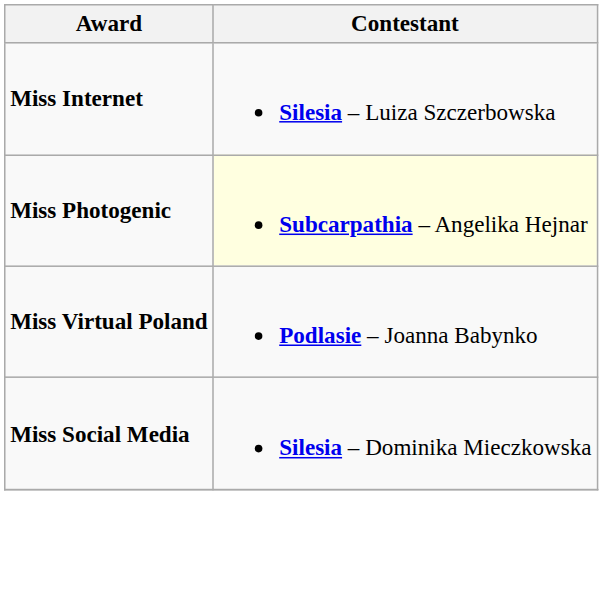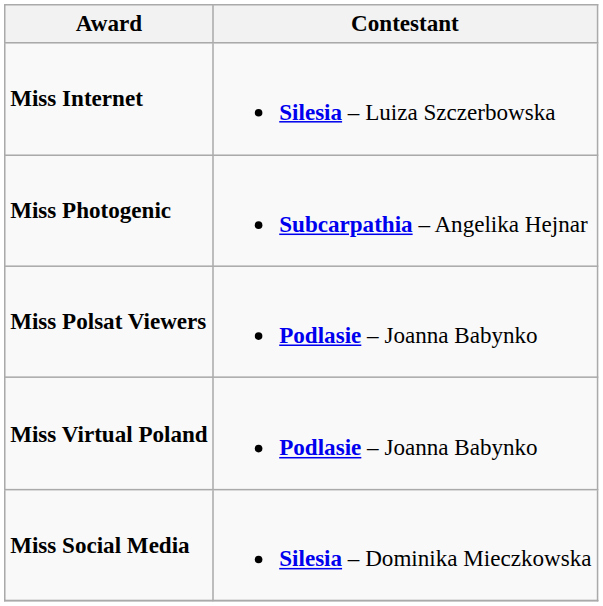(405, 224) lightyellow background -> (405, 224) no background
+ row: (108, 321)
